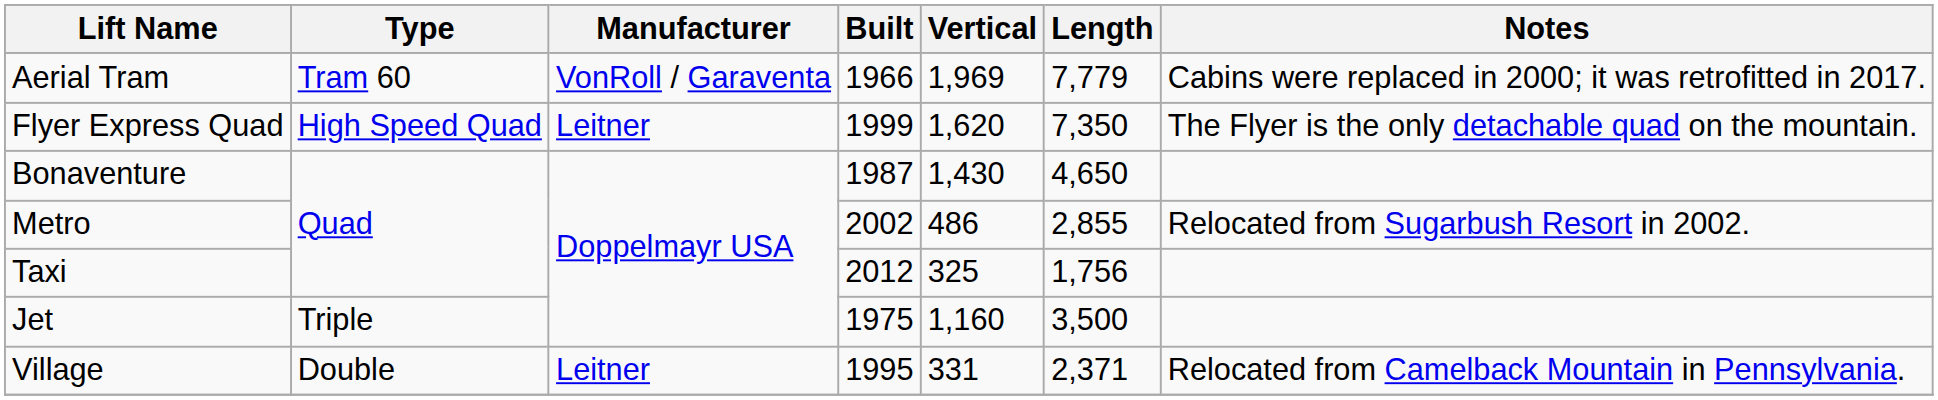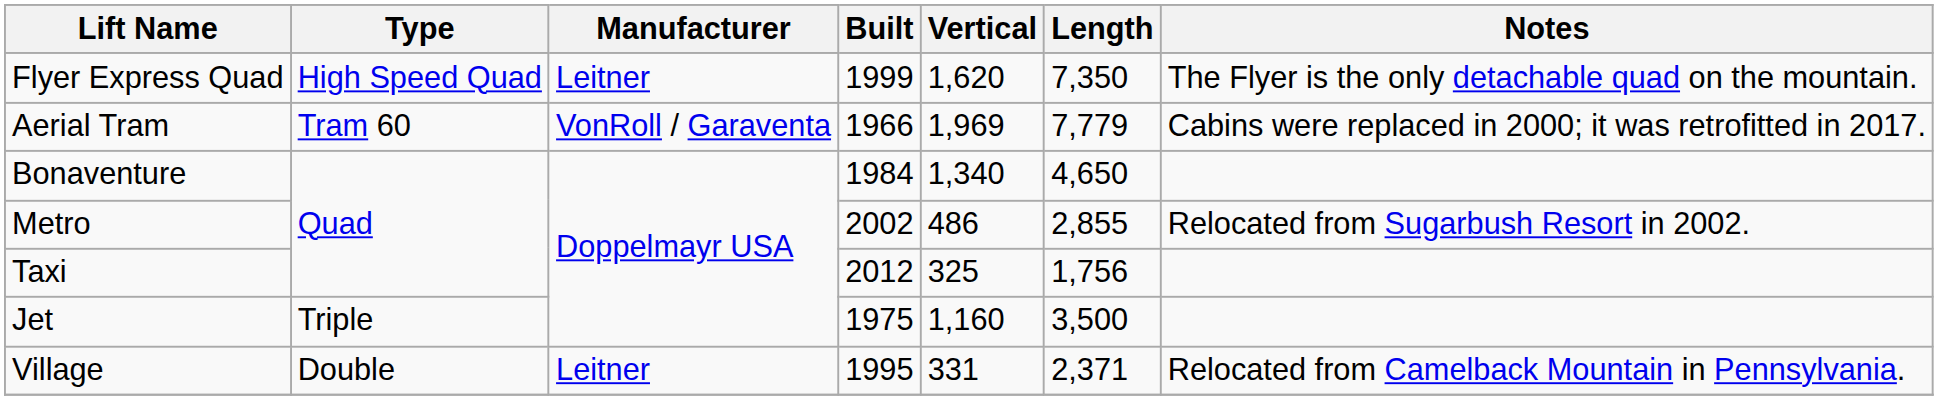rows swapped: (91, 77) <-> (148, 126)
(879, 175) 1987 -> (879, 175) 1984
(966, 175) 1,430 -> (966, 175) 1,340
